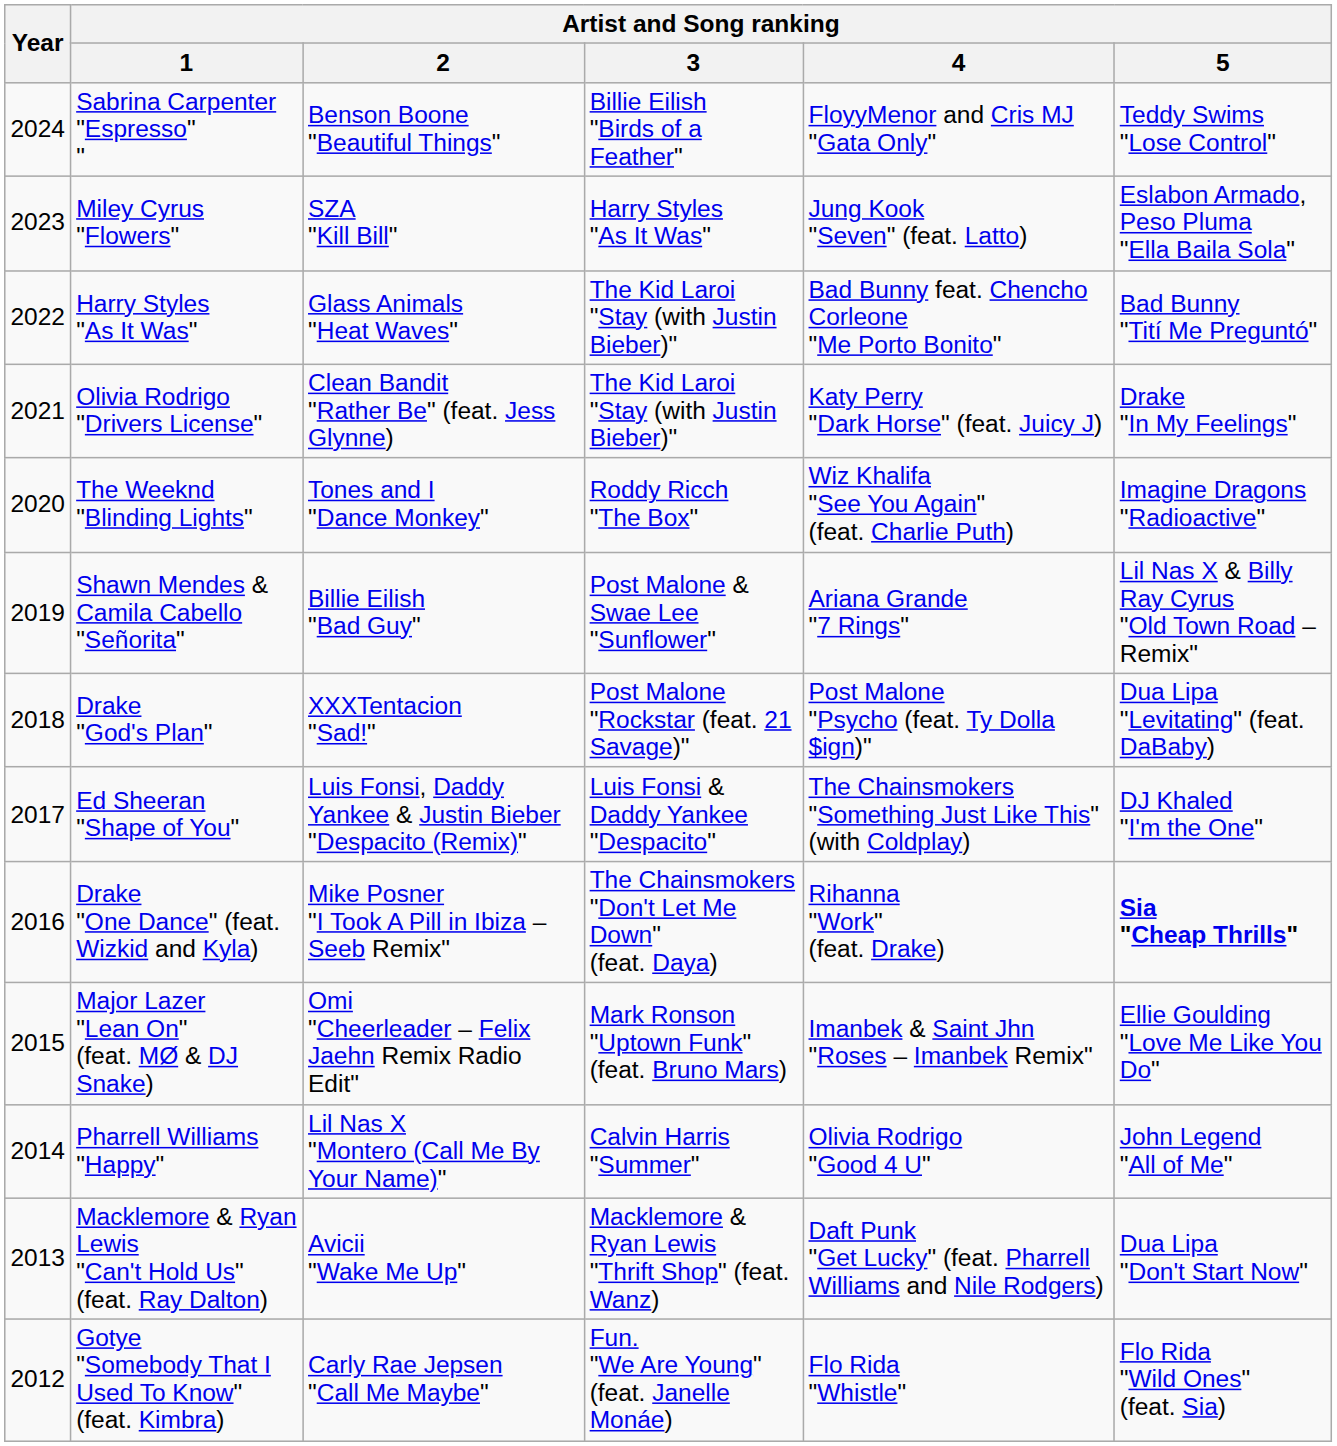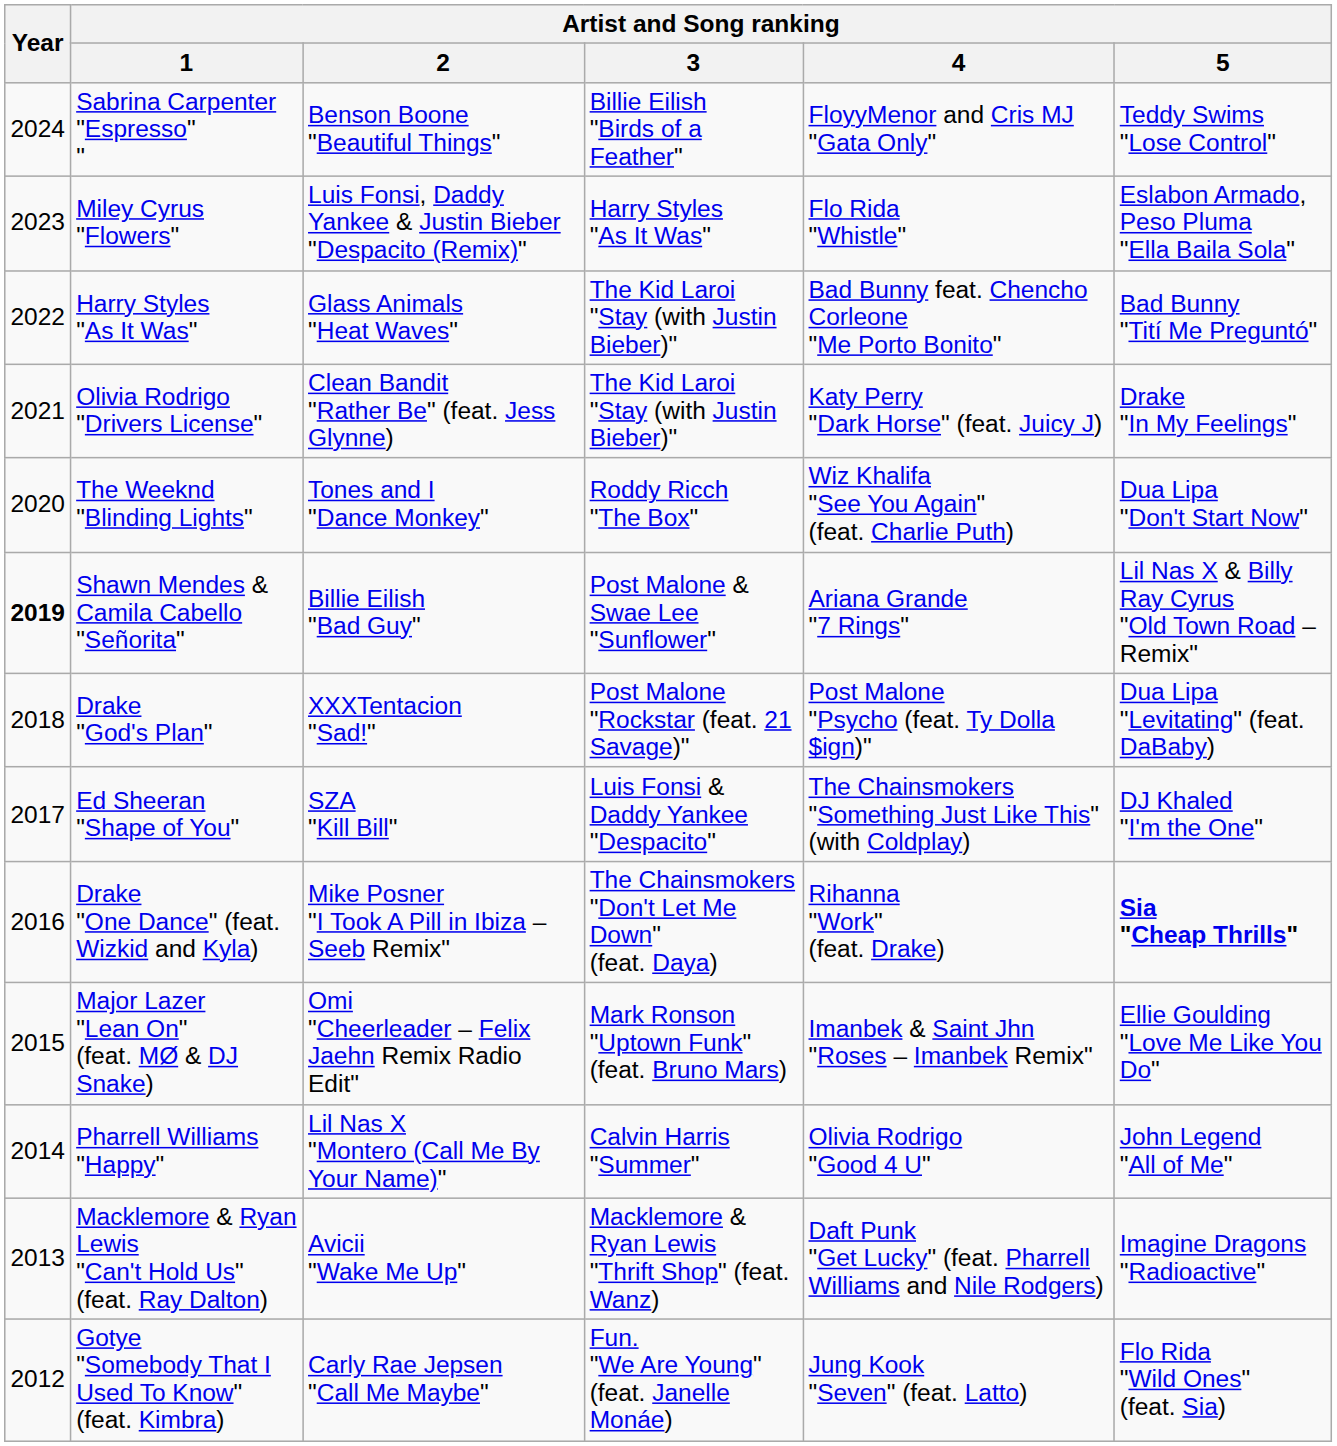(353, 223) SZA "Kill Bill" -> (434, 223) Luis Fonsi, Daddy Yankee & Justin Bieber "Despacito (Remix)"
(918, 223) Jung Kook "Seven" (feat. Latto) -> (857, 223) Flo Rida "Whistle"
(1213, 504) Imagine Dragons "Radioactive" -> (1214, 504) Dua Lipa "Don't Start Now"
(38, 612) normal -> (38, 612) bold
(434, 813) Luis Fonsi, Daddy Yankee & Justin Bieber "Despacito (Remix)" -> (353, 813) SZA "Kill Bill"
(1214, 1258) Dua Lipa "Don't Start Now" -> (1213, 1258) Imagine Dragons "Radioactive"
(857, 1379) Flo Rida "Whistle" -> (918, 1379) Jung Kook "Seven" (feat. Latto)
